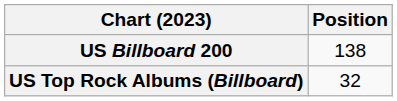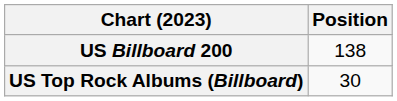(350, 80) 32 -> (350, 80) 30
